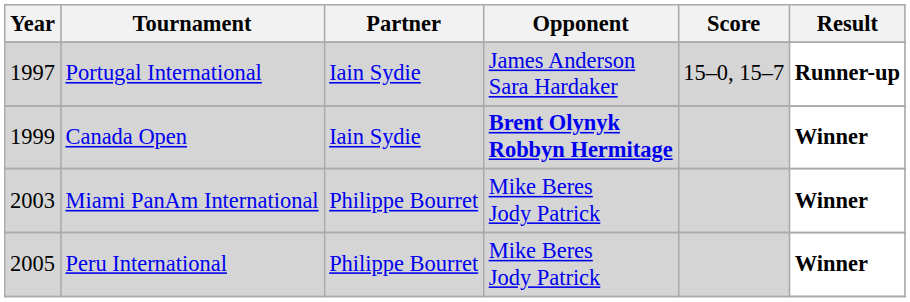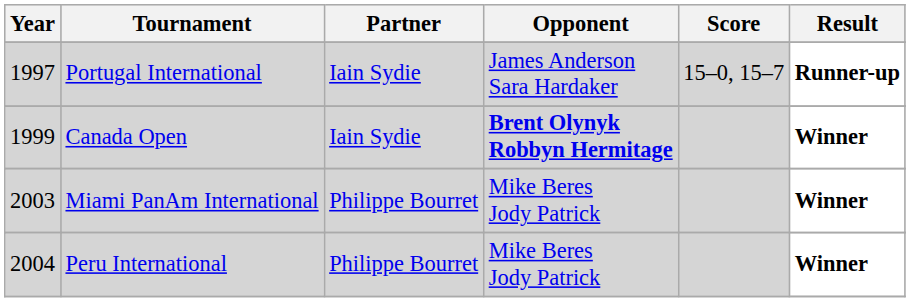(32, 264) 2005 -> (32, 264) 2004
